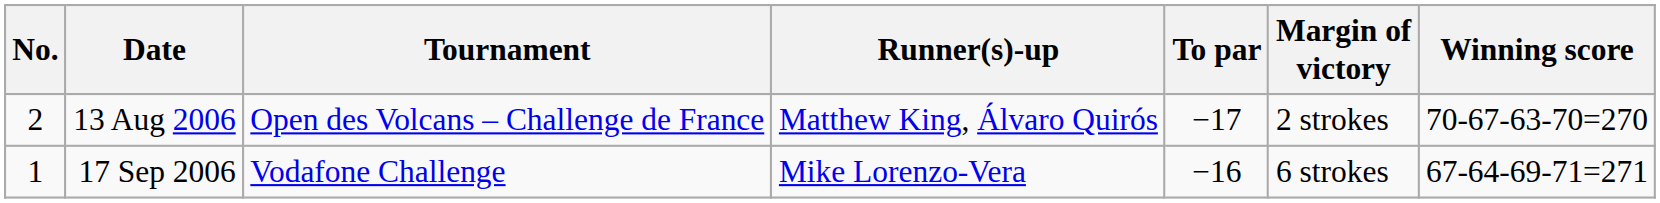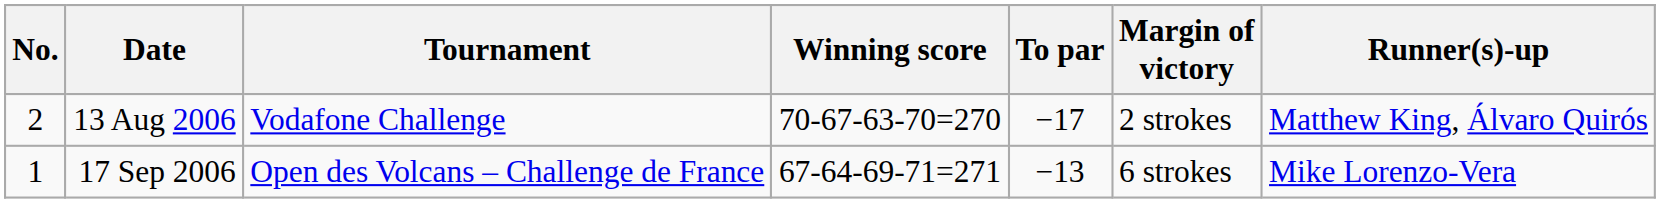columns swapped: (1537, 49) <-> (968, 49)
(507, 119) Open des Volcans – Challenge de France -> (378, 119) Vodafone Challenge
(378, 171) Vodafone Challenge -> (507, 171) Open des Volcans – Challenge de France
(1217, 171) −16 -> (1060, 171) −13
